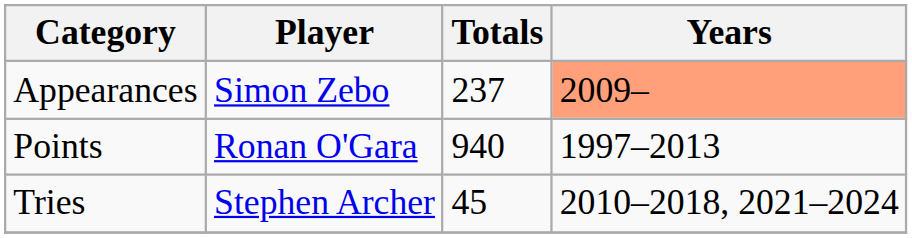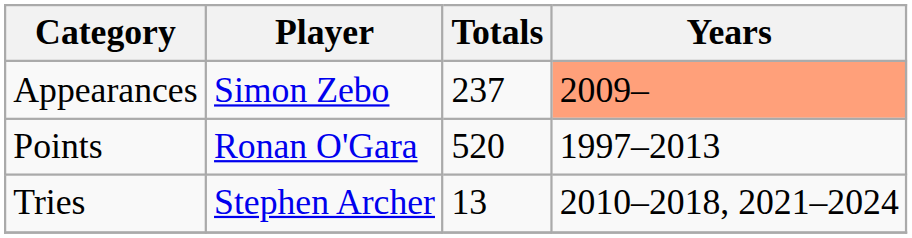(478, 145) 940 -> (478, 145) 520
(469, 202) 45 -> (469, 202) 13
